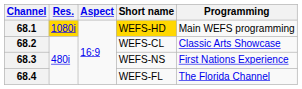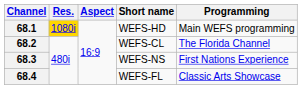(142, 28) gold background -> (142, 28) no background
(230, 44) Classic Arts Showcase -> (224, 44) The Florida Channel
(224, 76) The Florida Channel -> (230, 76) Classic Arts Showcase
